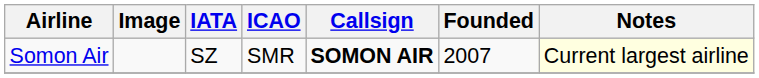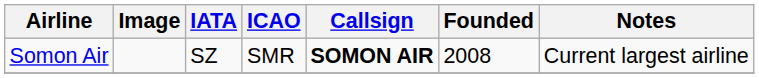(467, 55) 2007 -> (467, 55) 2008
(646, 55) lightyellow background -> (646, 55) no background
